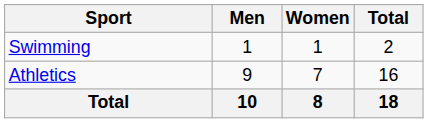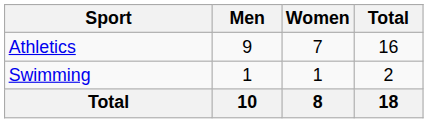rows swapped: (42, 74) <-> (50, 46)
